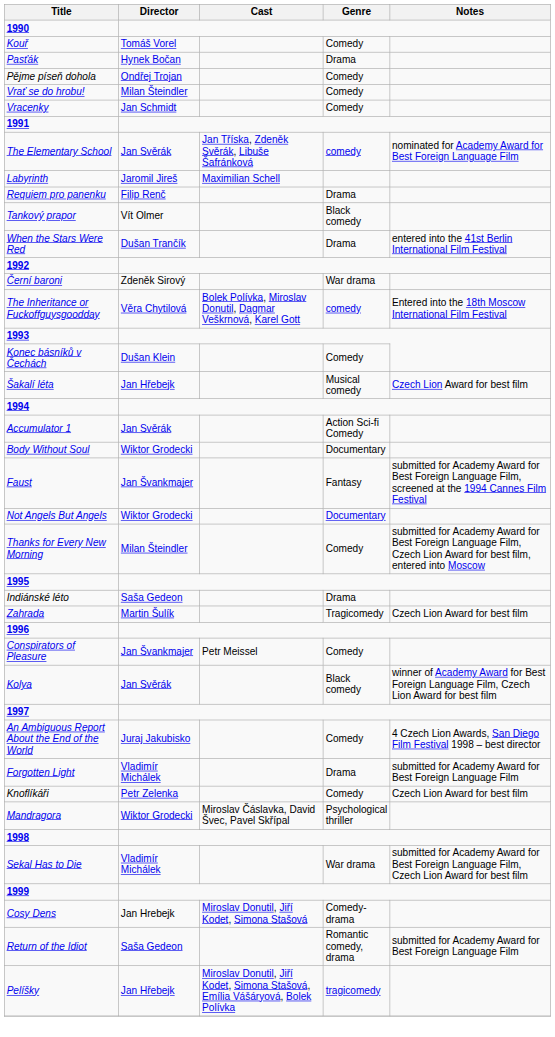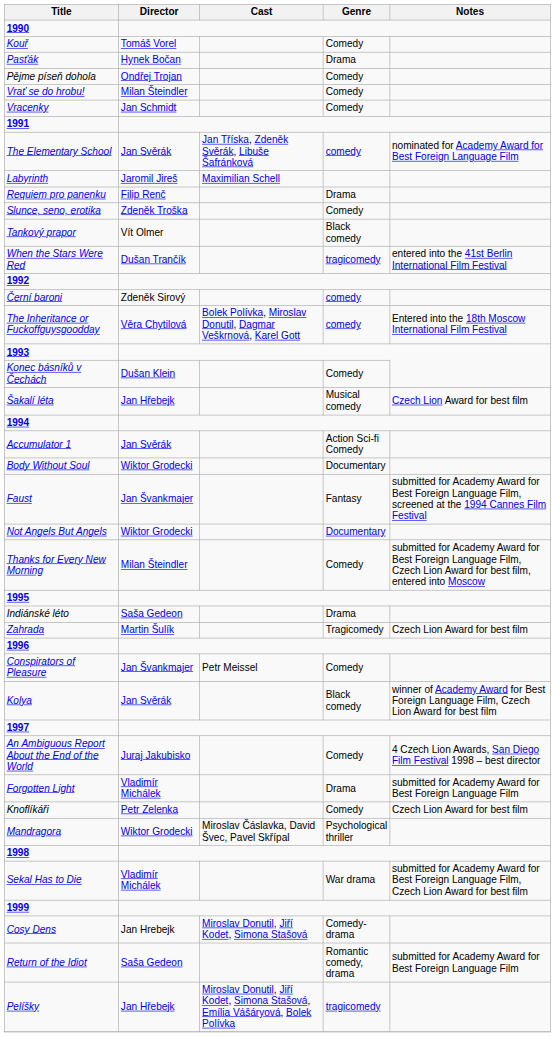+ row: (54, 211)
(341, 244) Drama -> (353, 260) tragicomedy
(350, 281) War drama -> (343, 297) comedy
